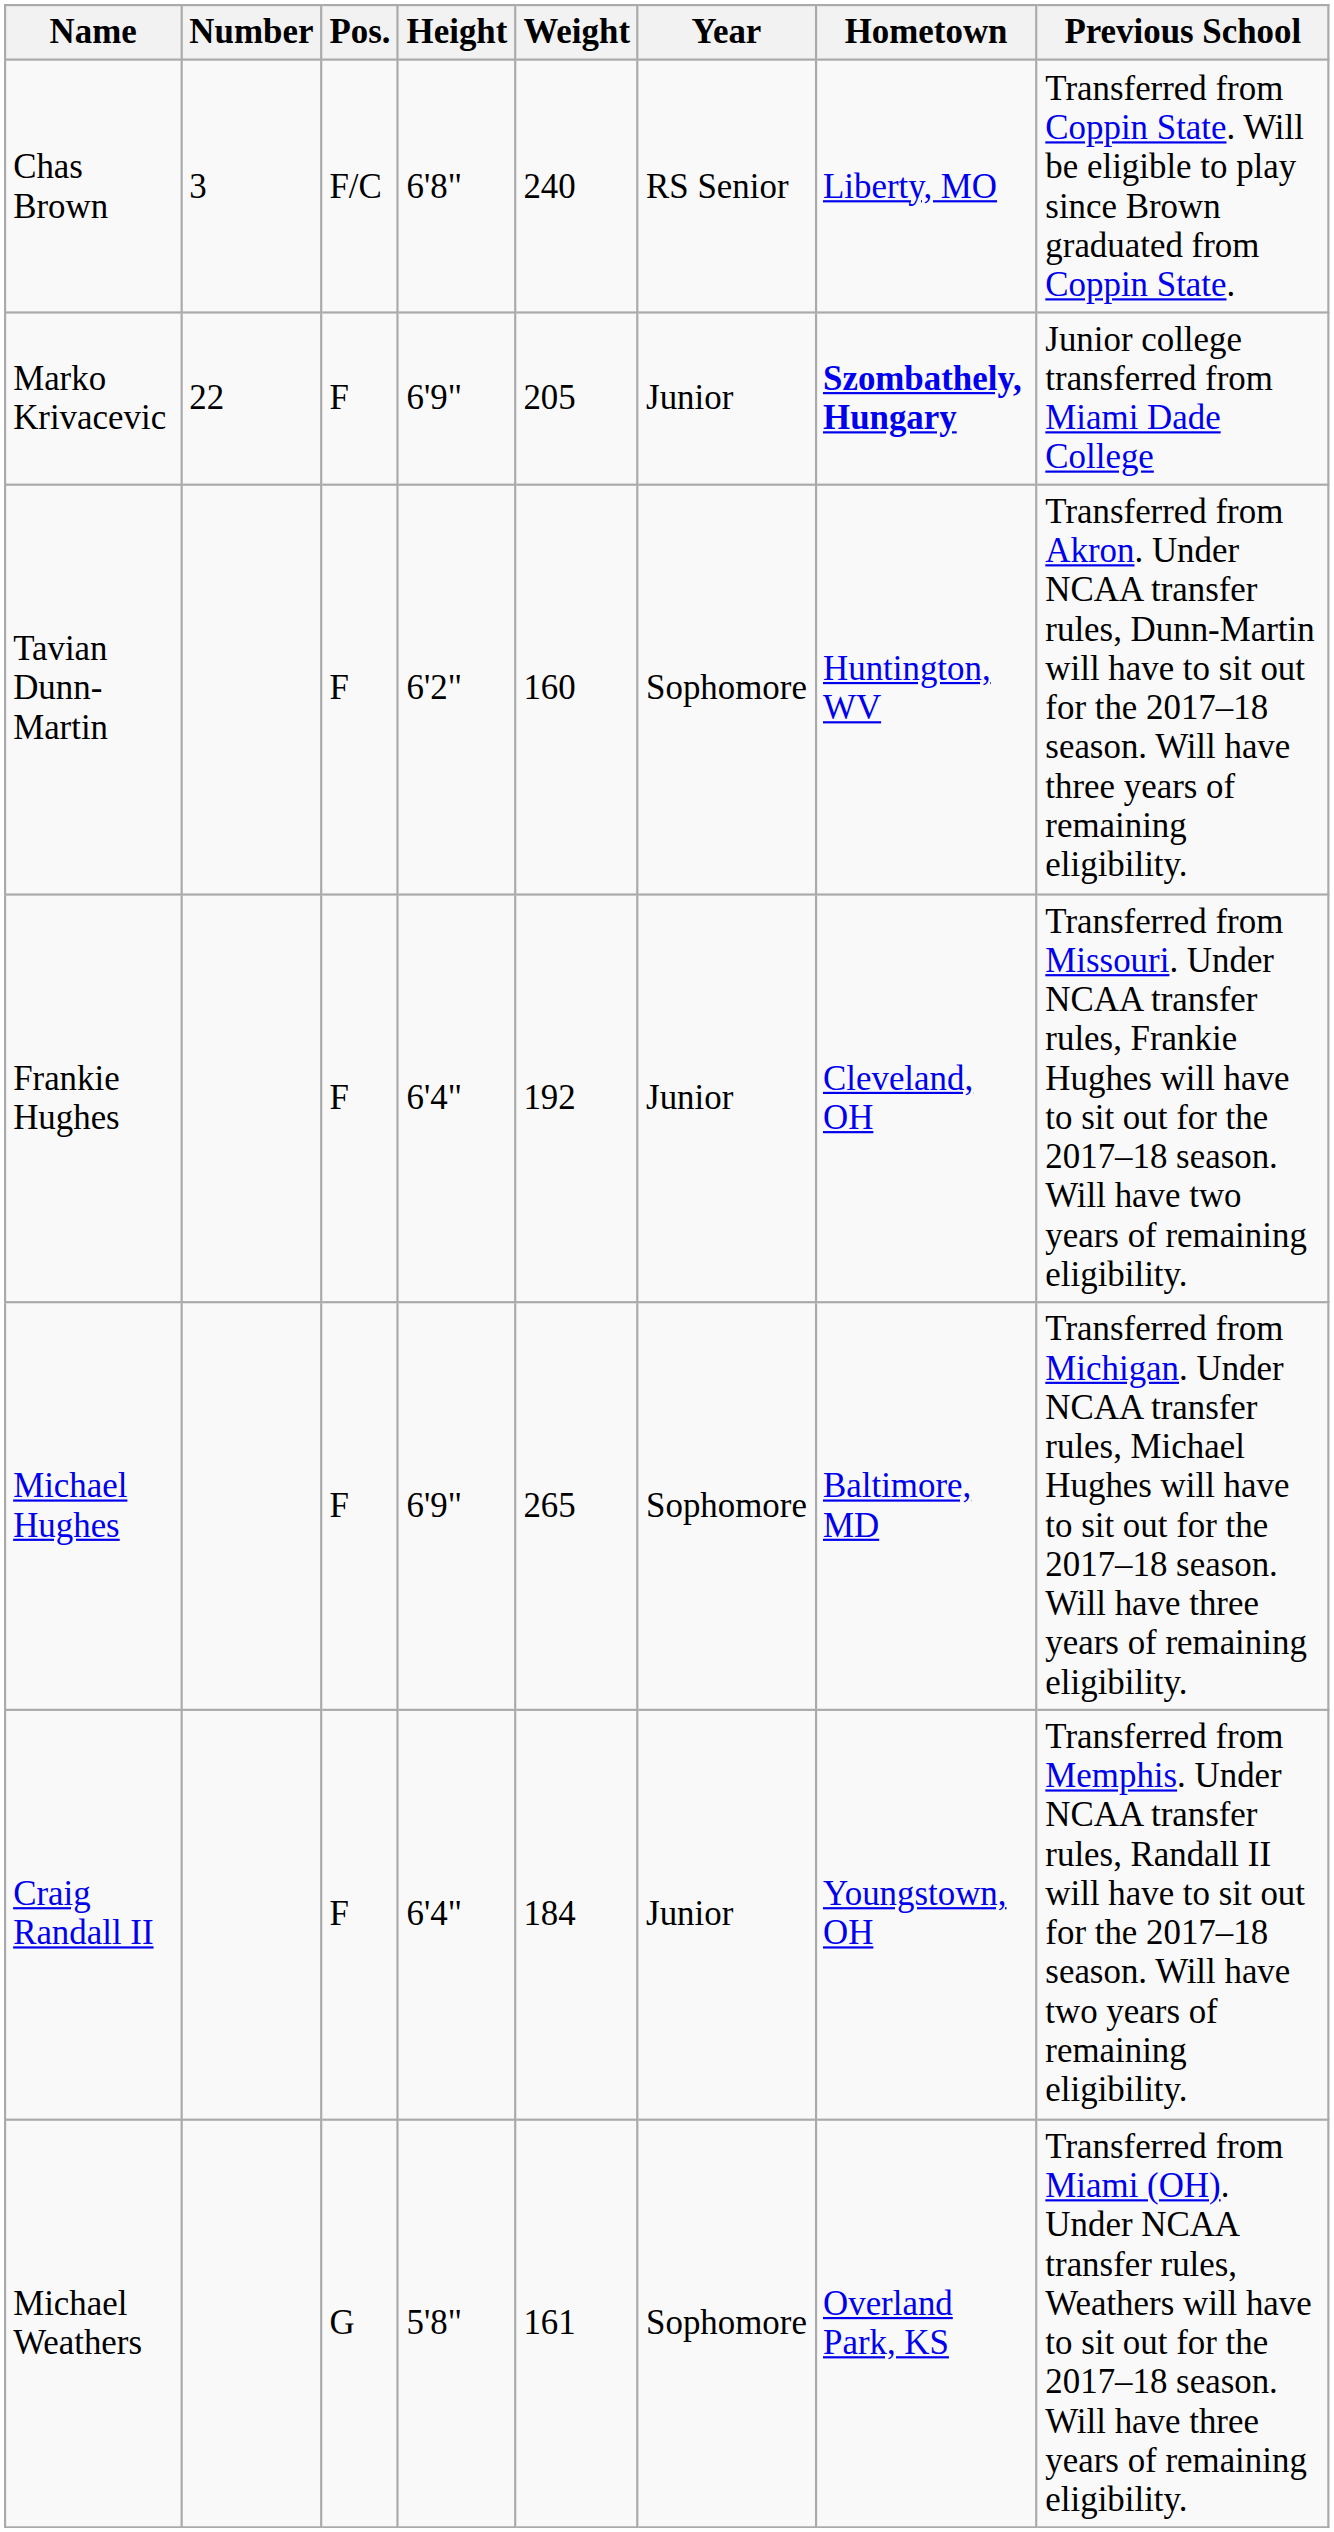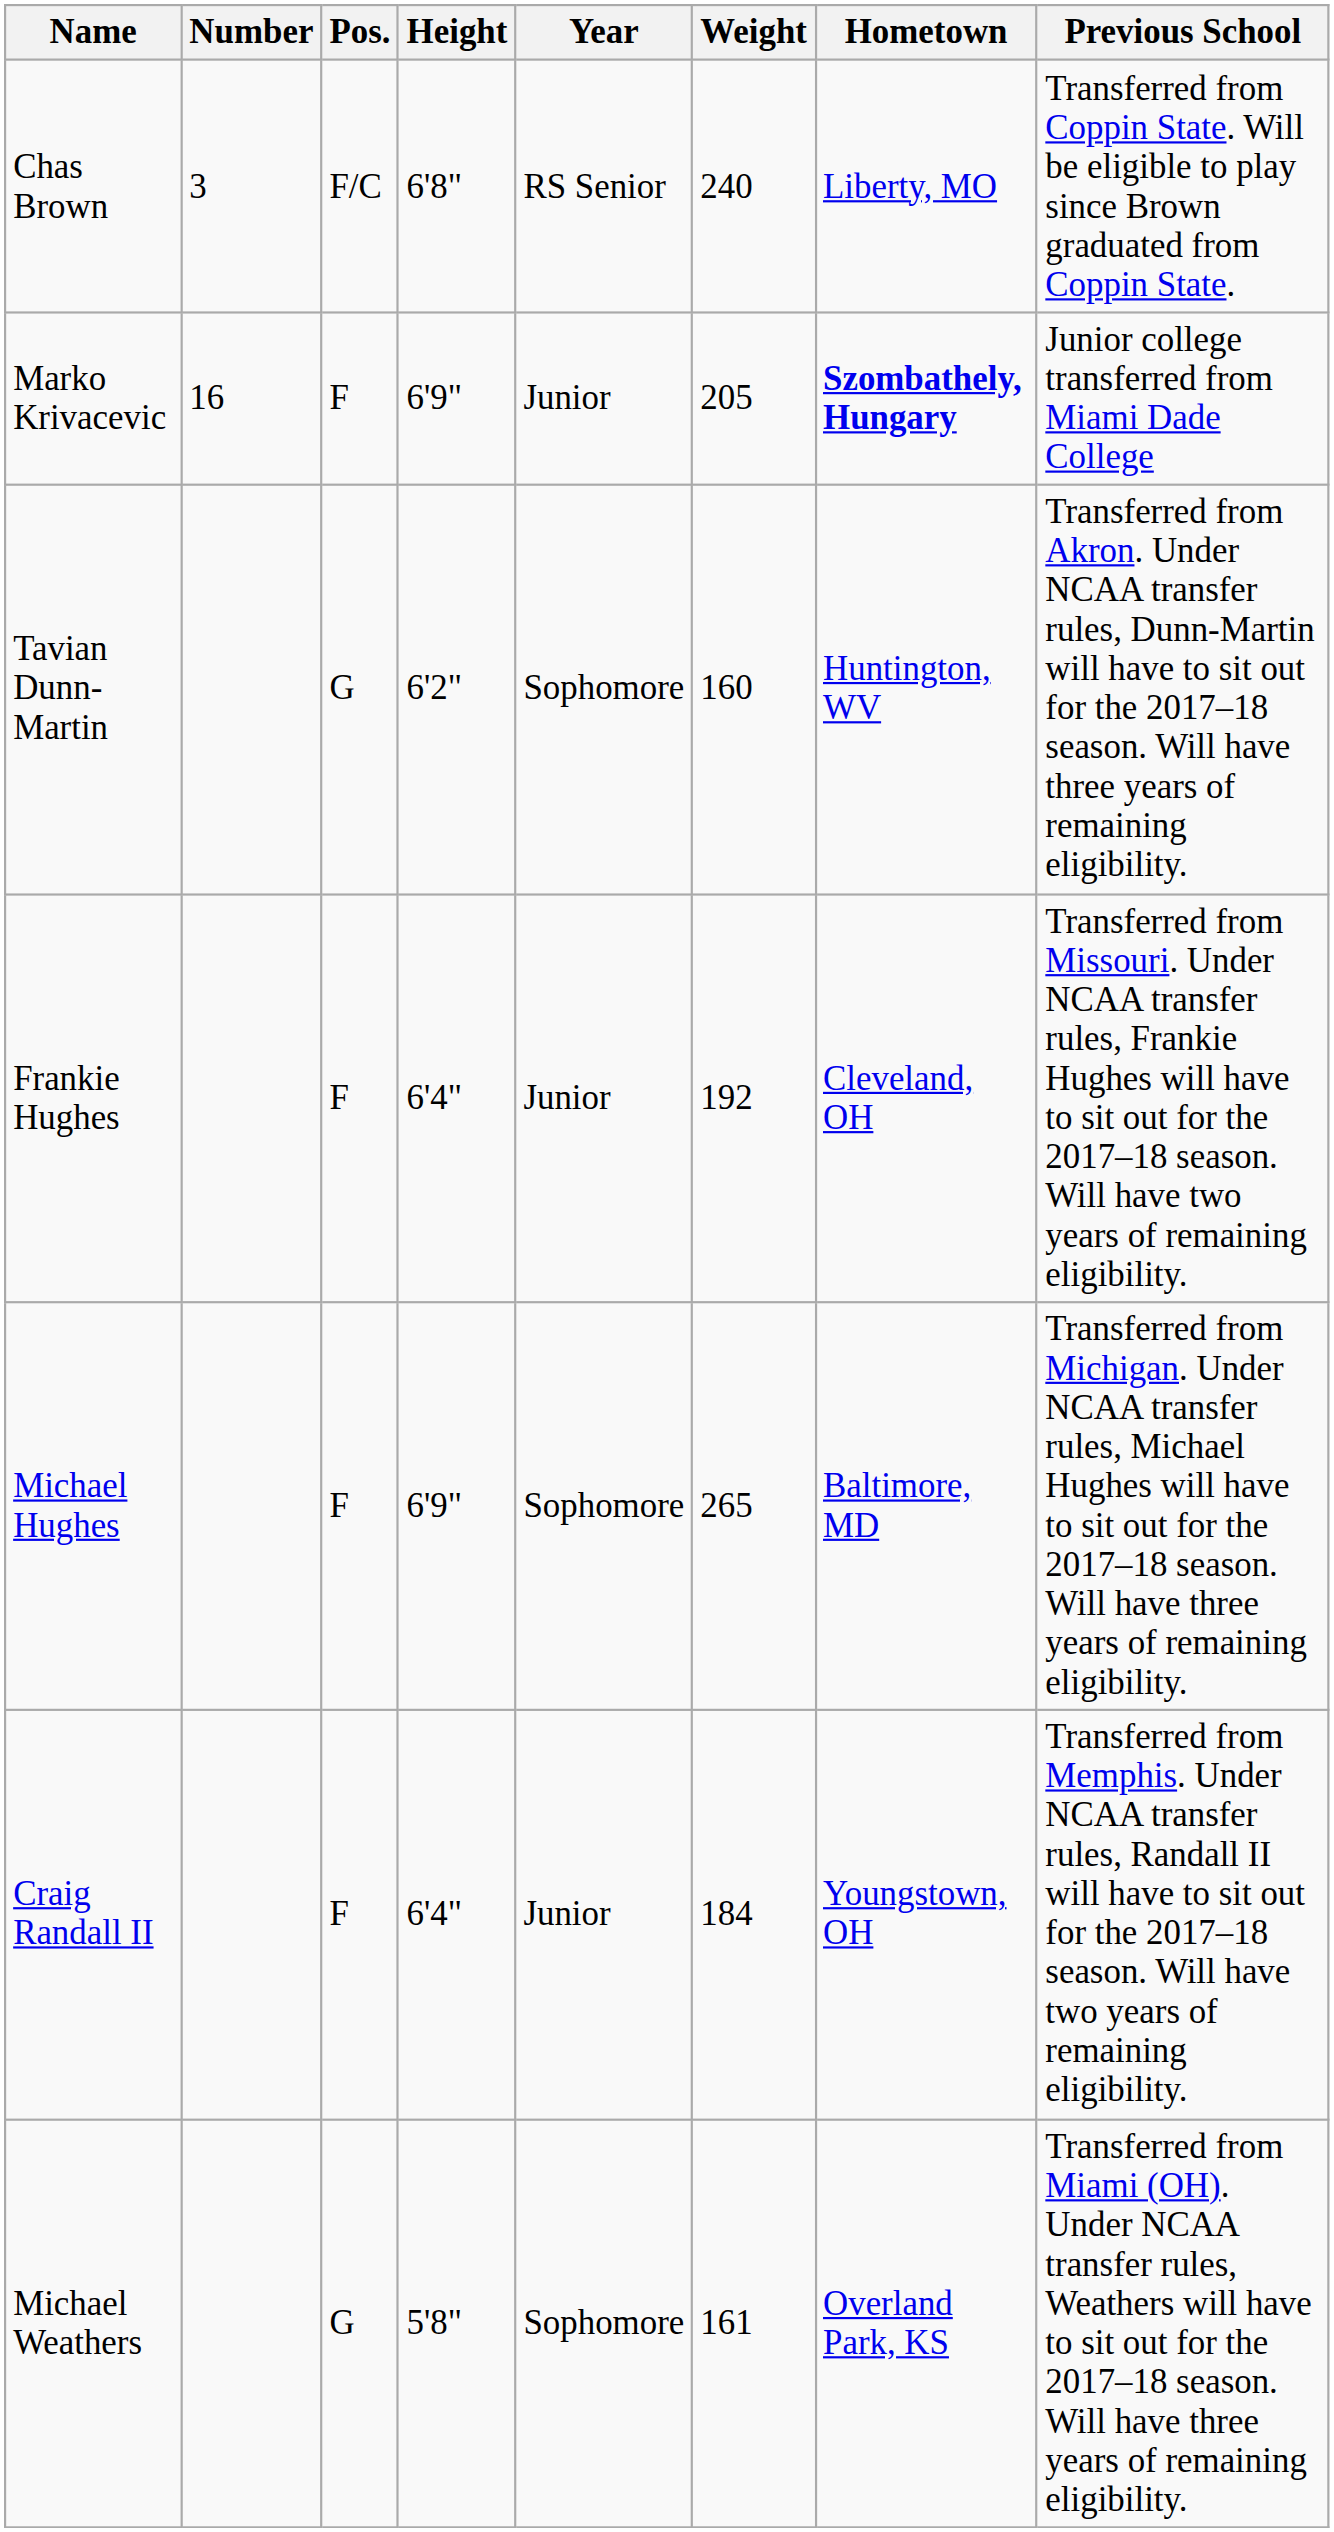columns swapped: (577, 32) <-> (726, 32)
(207, 397) 22 -> (207, 397) 16
(339, 688) F -> (342, 688) G
